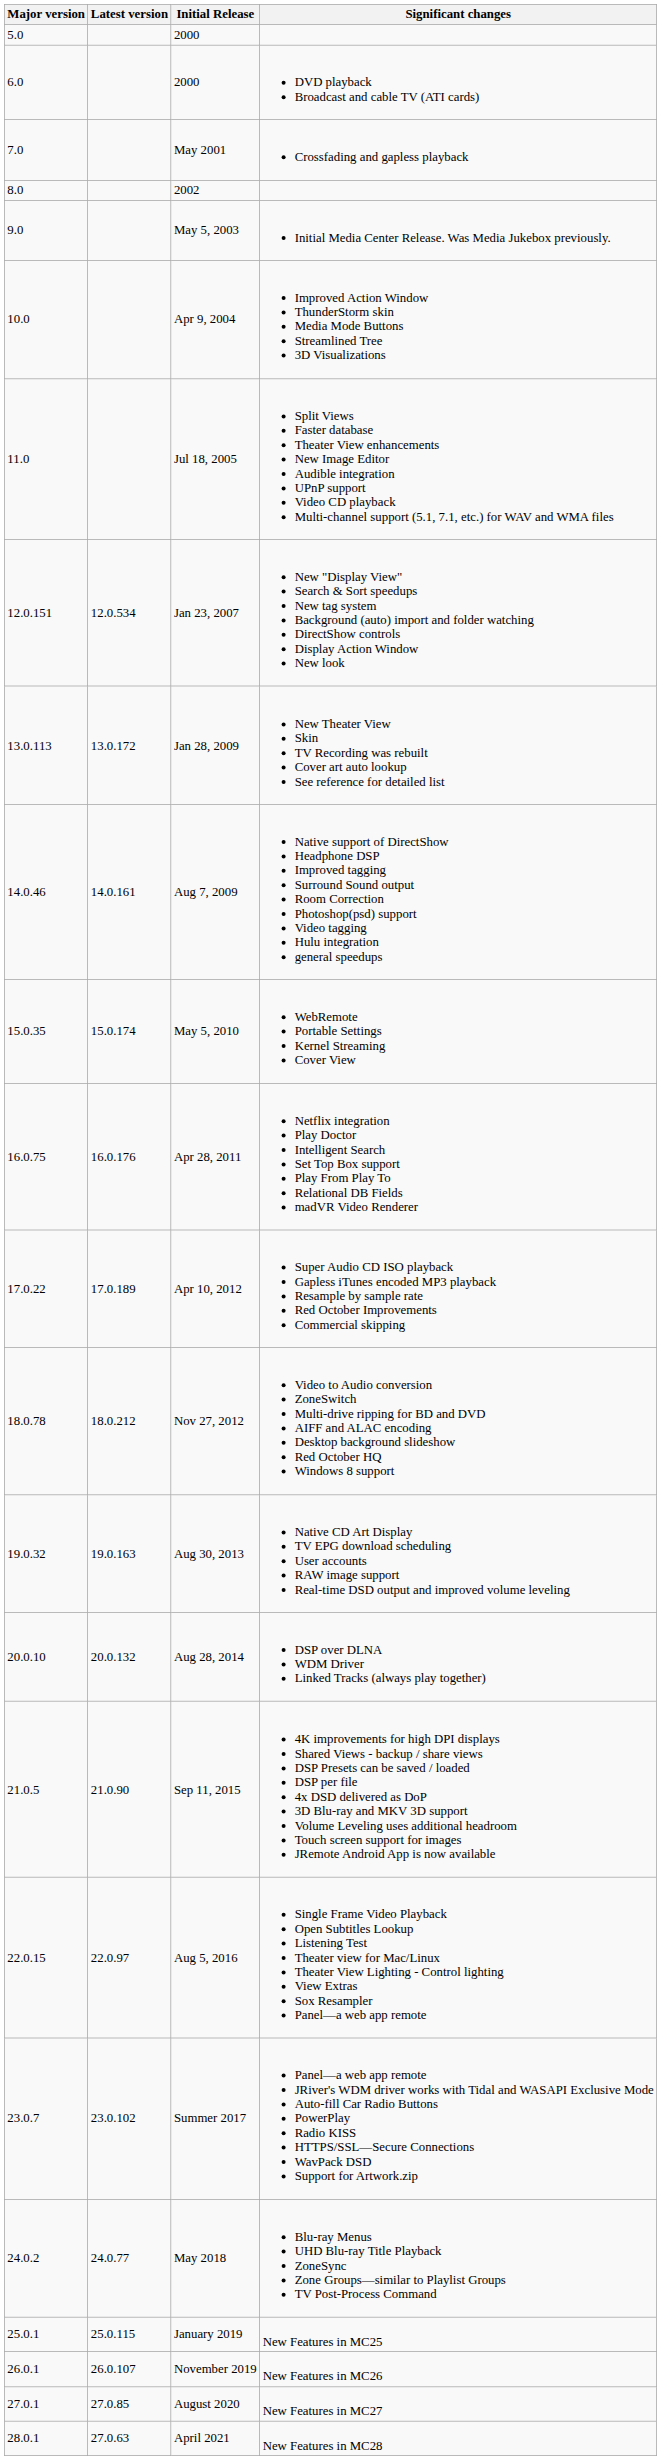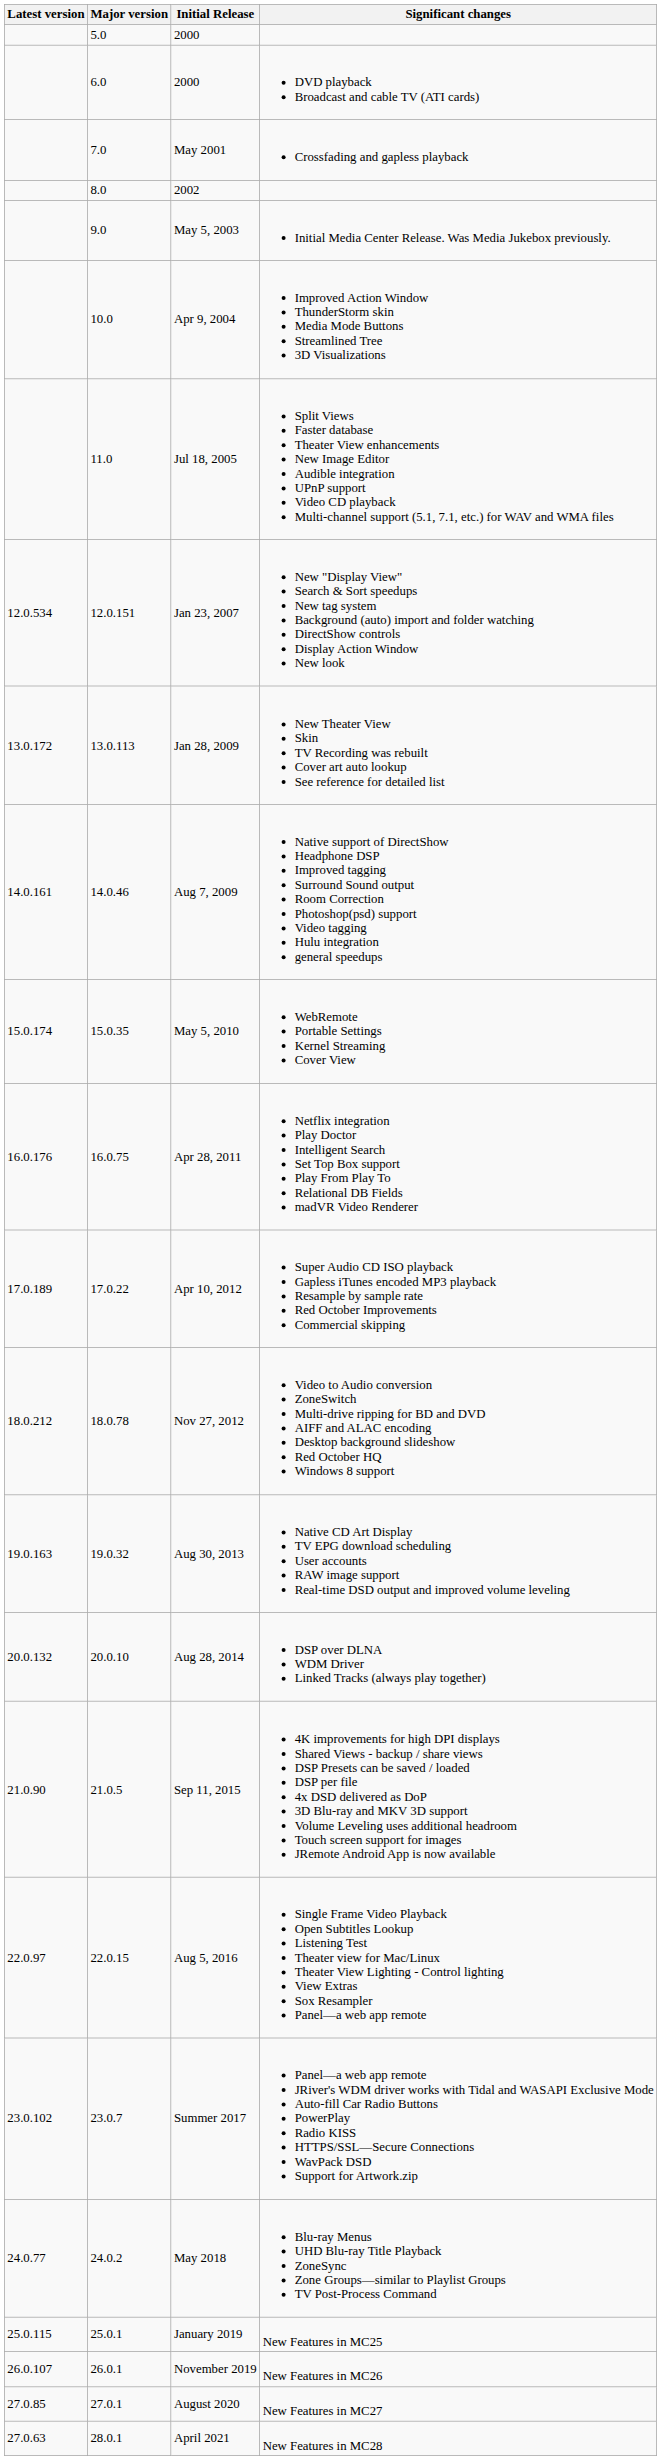columns swapped: (46, 14) <-> (129, 14)
